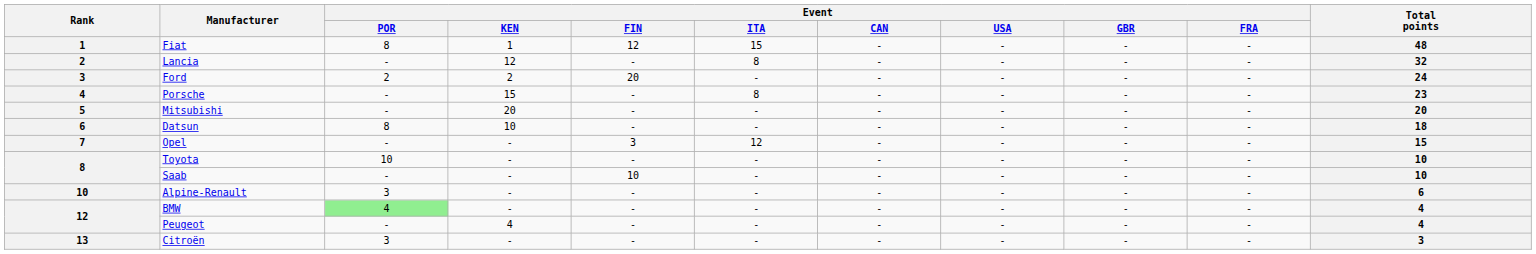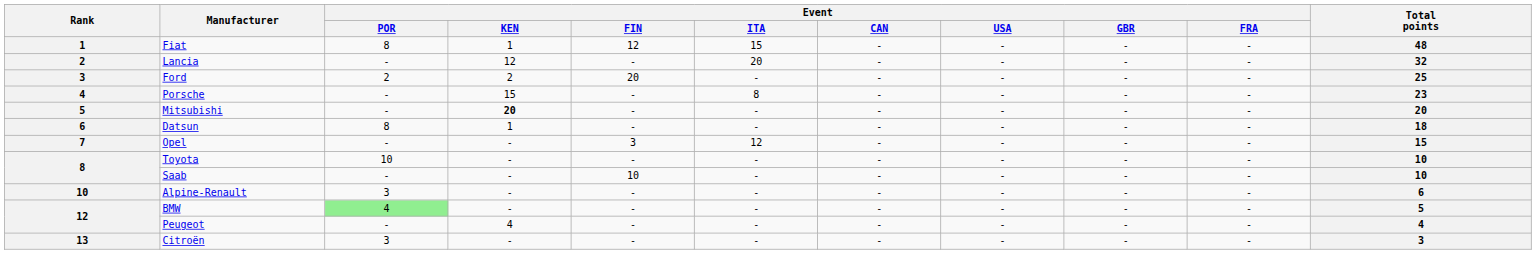(756, 61) 8 -> (756, 61) 20
(1421, 78) 24 -> (1421, 78) 25
(510, 110) normal -> (510, 110) bold
(510, 127) 10 -> (510, 127) 1
(1421, 208) 4 -> (1421, 208) 5
